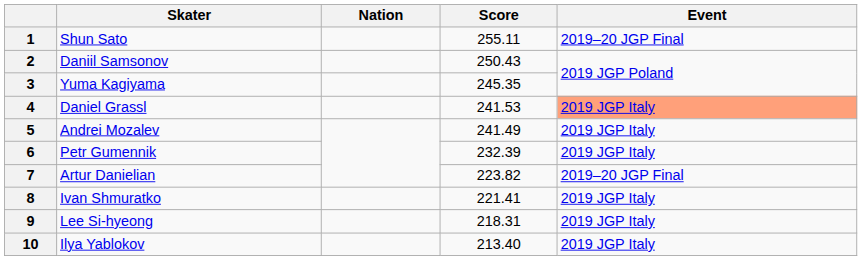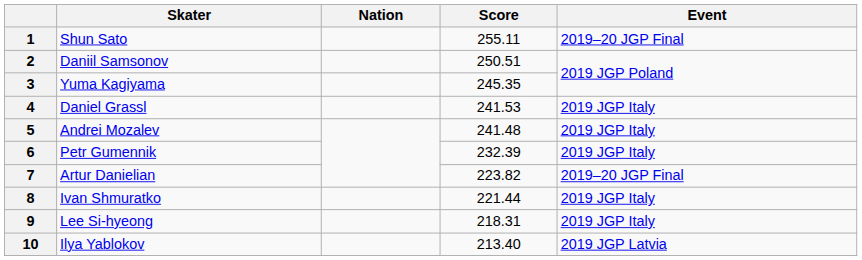(499, 61) 250.43 -> (499, 61) 250.51
(608, 107) lightsalmon background -> (608, 107) no background
(499, 130) 241.49 -> (499, 130) 241.48
(499, 198) 221.41 -> (499, 198) 221.44
(608, 244) 2019 JGP Italy -> (614, 244) 2019 JGP Latvia
